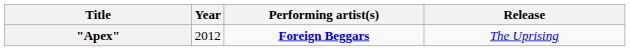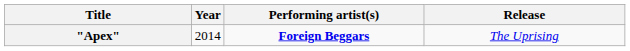(208, 35) 2012 -> (208, 35) 2014
